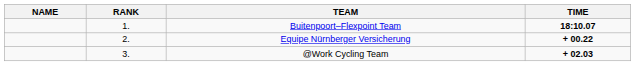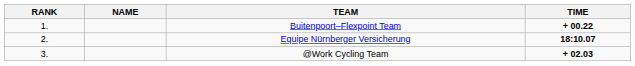columns swapped: (126, 12) <-> (45, 12)
(578, 26) 18:10.07 -> (578, 26) + 00.22
(578, 40) + 00.22 -> (578, 40) 18:10.07
